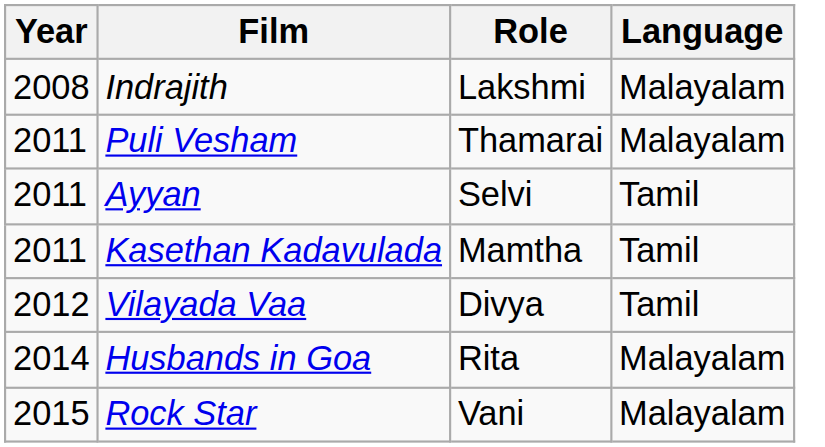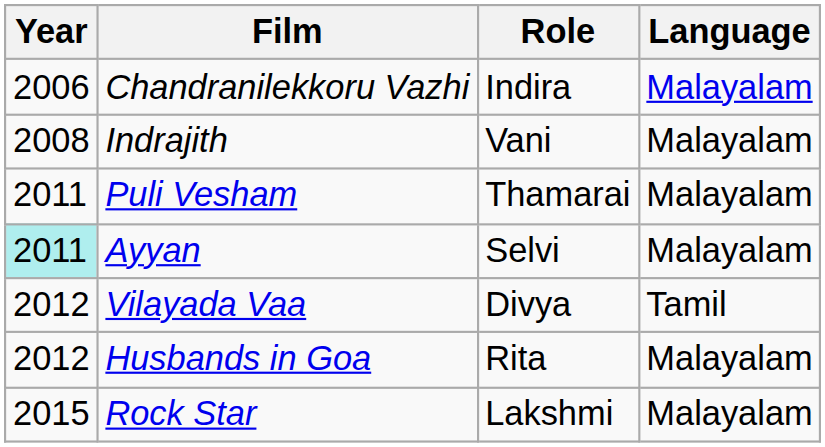+ row: (287, 86)
(522, 86) Lakshmi -> (518, 140) Vani
(50, 195) no background -> (50, 250) paleturquoise background
(659, 195) Tamil -> (730, 250) Malayalam
- row: (274, 250)
(51, 359) 2014 -> (51, 359) 2012
(491, 413) Vani -> (549, 413) Lakshmi
